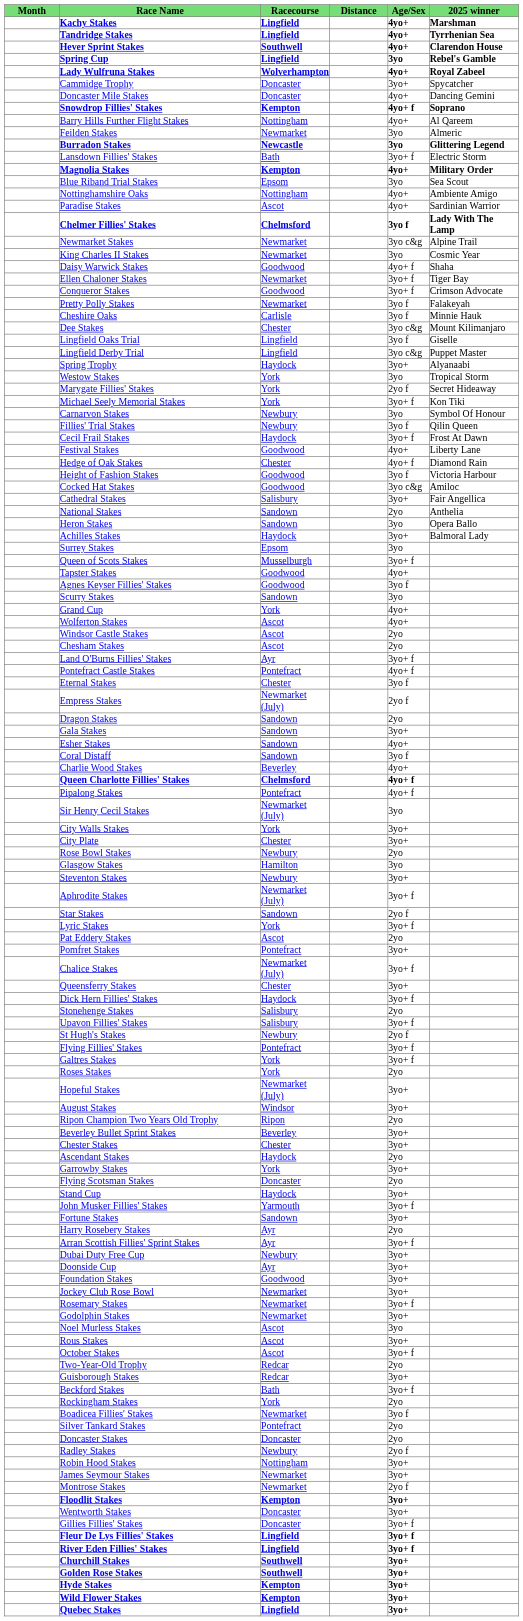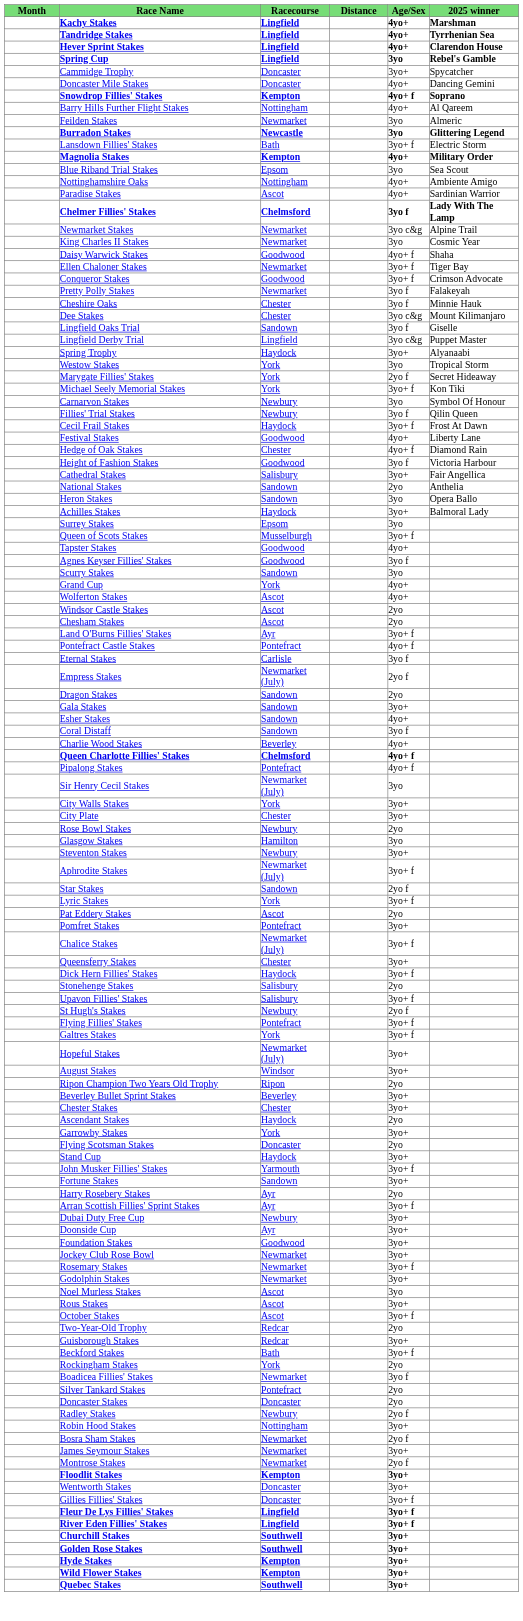(282, 47) Southwell -> (280, 47) Lingfield
- row: (107, 71)
(276, 315) Carlisle -> (276, 303) Chester
(279, 340) Lingfield -> (279, 328) Sandown
- row: (97, 487)
(276, 683) Chester -> (276, 658) Carlisle
- row: (85, 1072)
+ row: (98, 1438)
(280, 1609) Lingfield -> (282, 1585) Southwell
